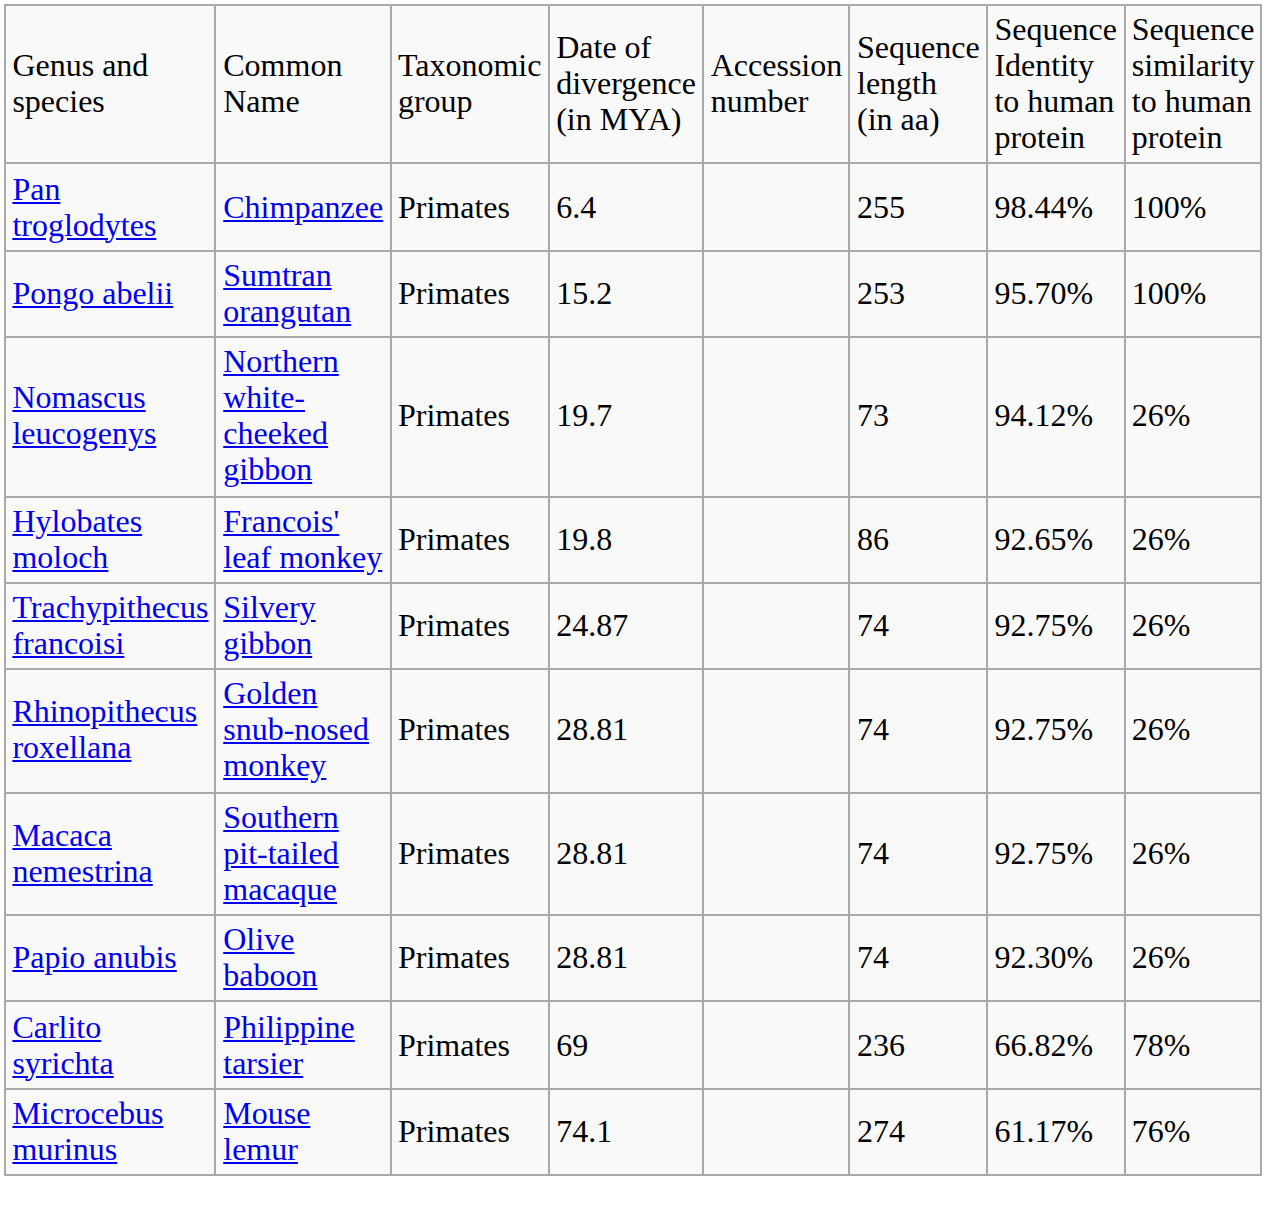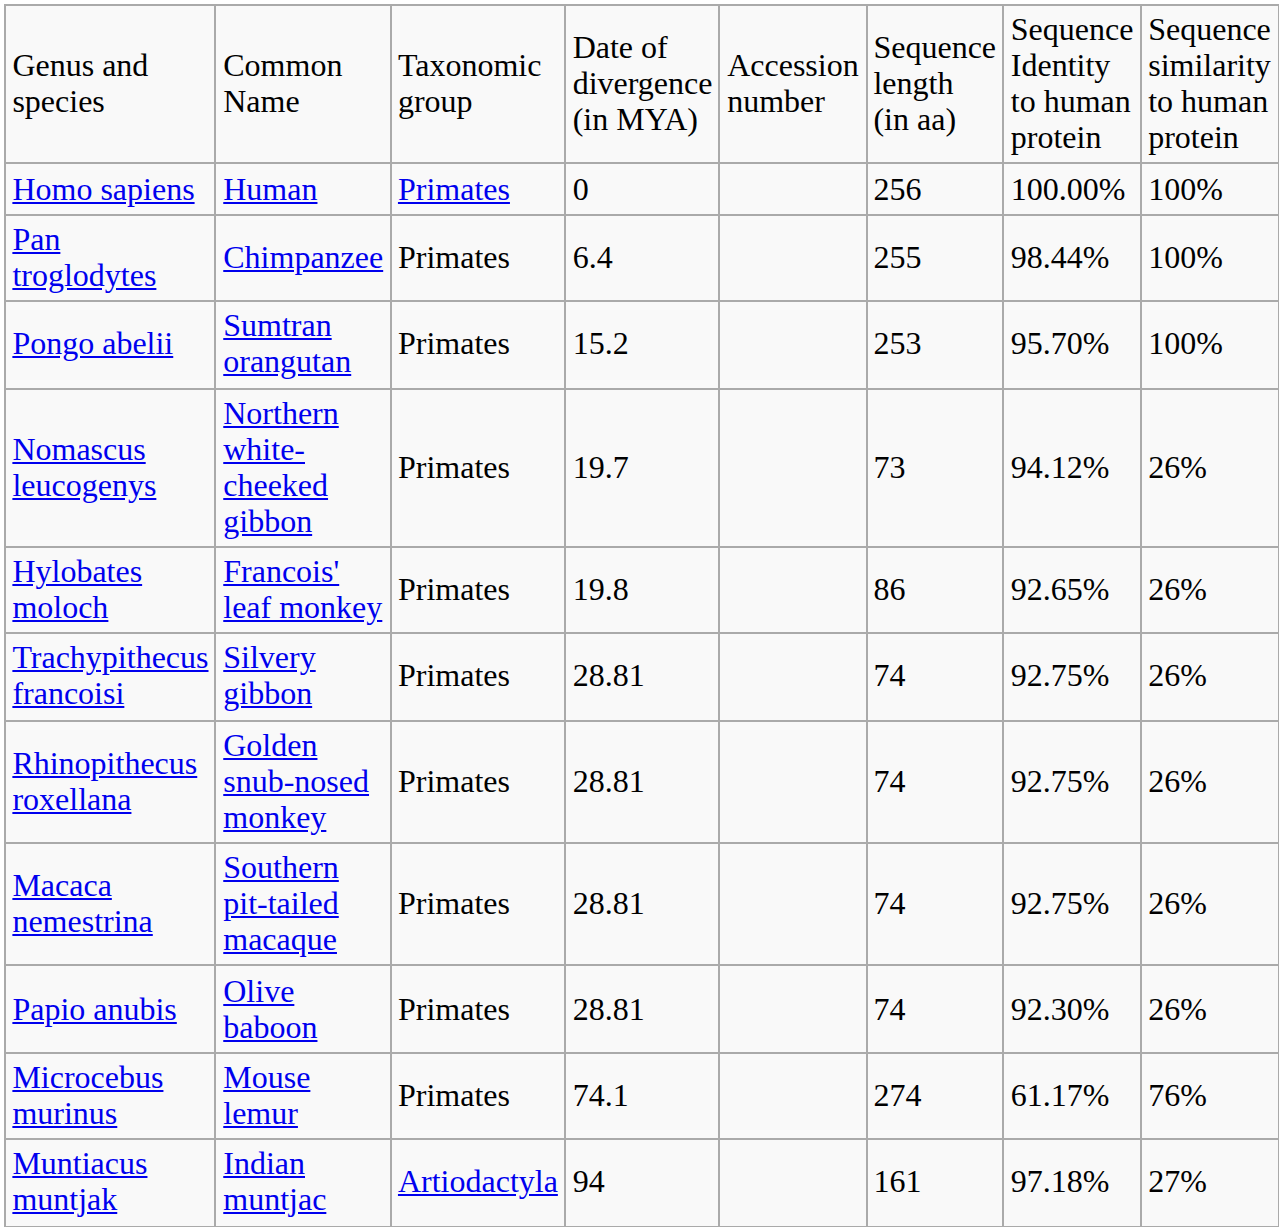+ row: (103, 188)
(592, 625) 24.87 -> (609, 676) 28.81
- row: (63, 1044)
+ row: (80, 1182)
